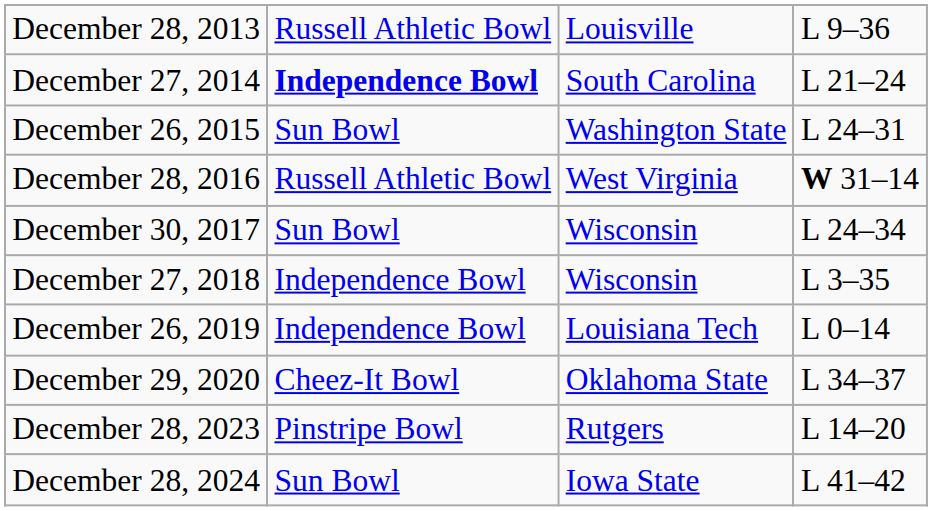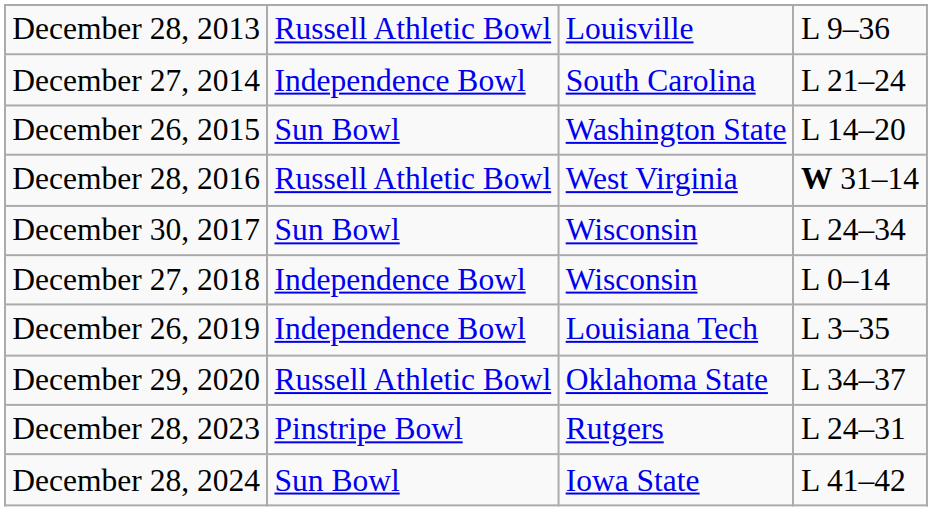(406, 79) bold -> (400, 79) normal
(853, 129) L 24–31 -> (853, 129) L 14–20
(845, 279) L 3–35 -> (845, 279) L 0–14
(845, 329) L 0–14 -> (845, 329) L 3–35
(367, 379) Cheez-It Bowl -> (413, 379) Russell Athletic Bowl
(853, 429) L 14–20 -> (853, 429) L 24–31
